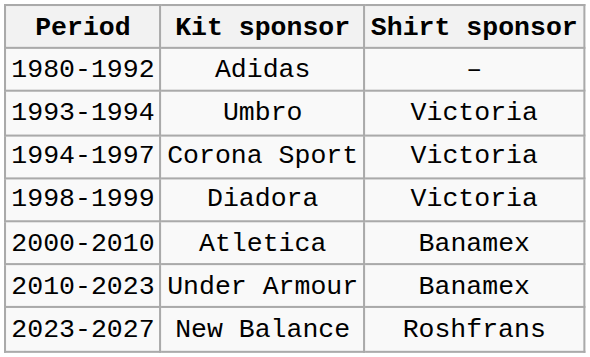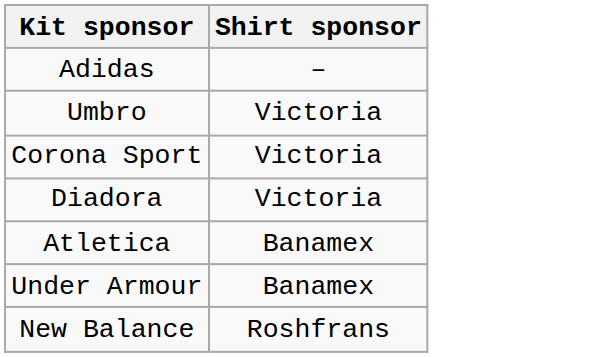- column: (83, 27)
